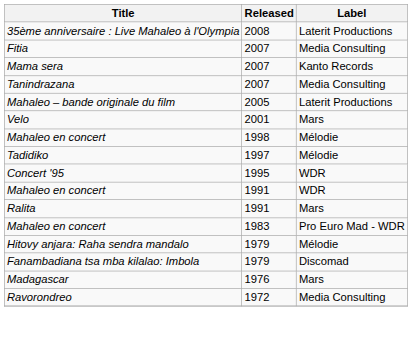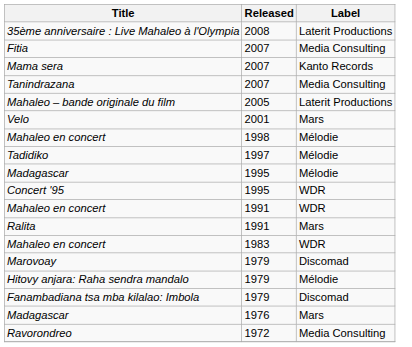+ row: (38, 173)
(352, 226) Pro Euro Mad - WDR -> (312, 244) WDR
+ row: (32, 262)
